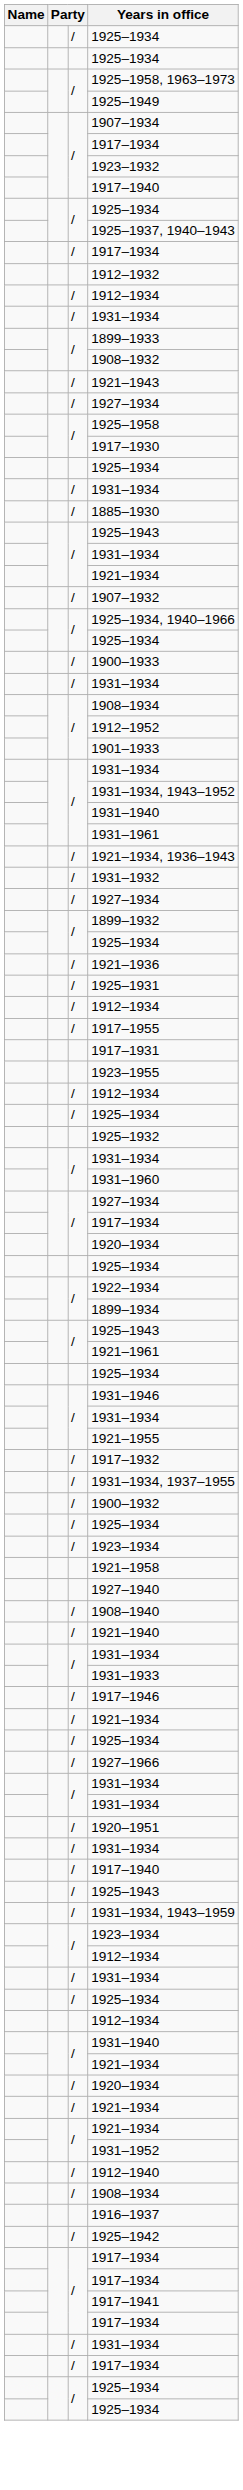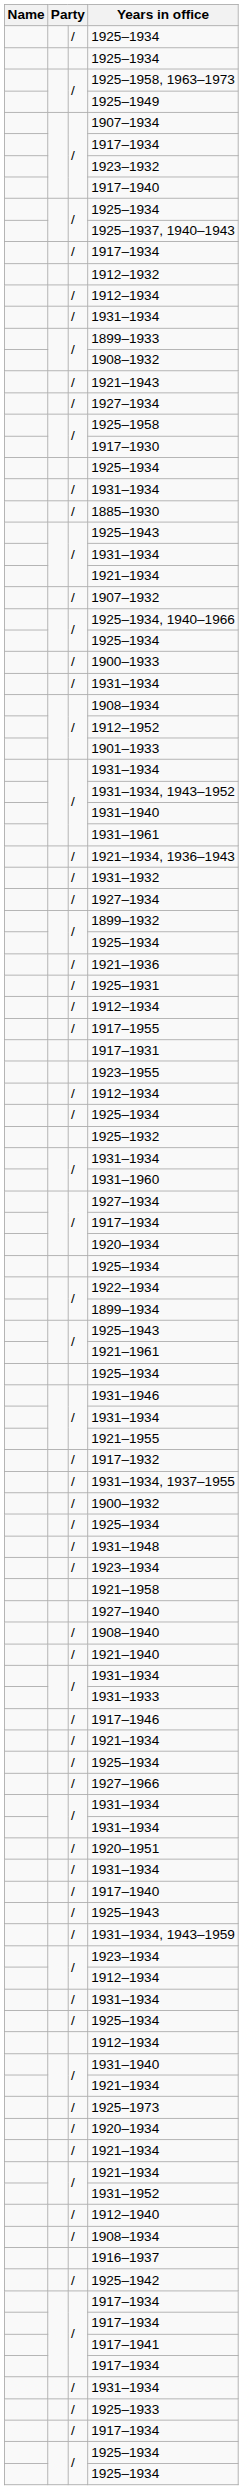+ row: (73, 1546)
+ row: (73, 2107)
+ row: (73, 2409)
